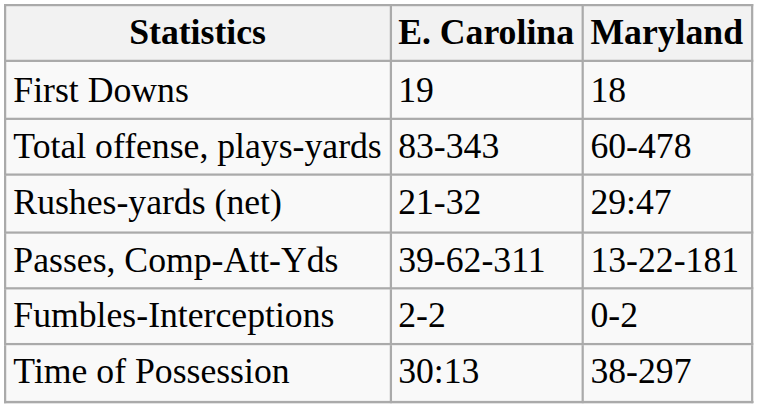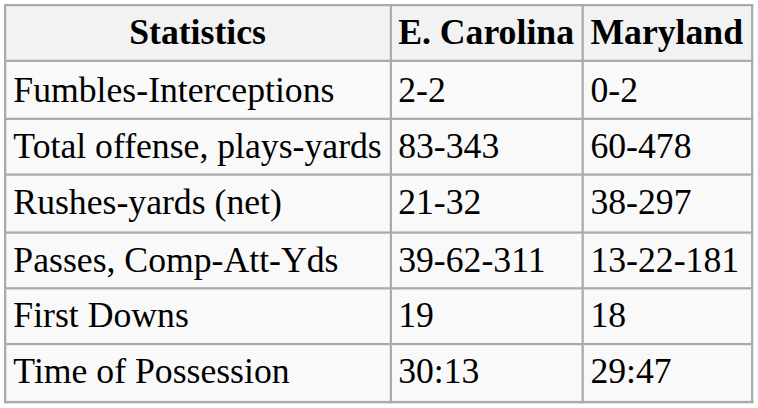rows swapped: (101, 89) <-> (174, 315)
(631, 202) 29:47 -> (641, 202) 38-297
(641, 372) 38-297 -> (631, 372) 29:47
